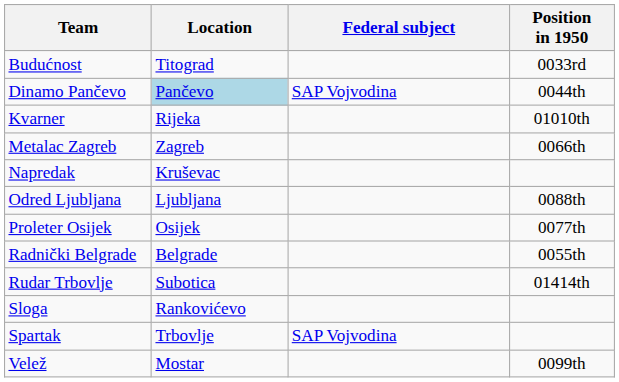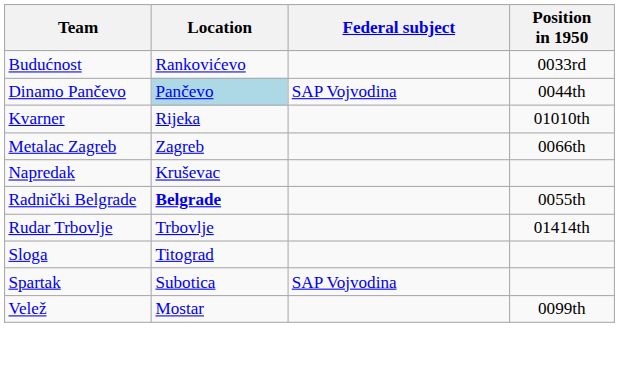(185, 64) Titograd -> (201, 64) Rankovićevo
- row: (65, 200)
- row: (60, 227)
(186, 254) normal -> (188, 200) bold
(185, 281) Subotica -> (185, 227) Trbovlje
(201, 308) Rankovićevo -> (185, 254) Titograd
(185, 335) Trbovlje -> (185, 281) Subotica
